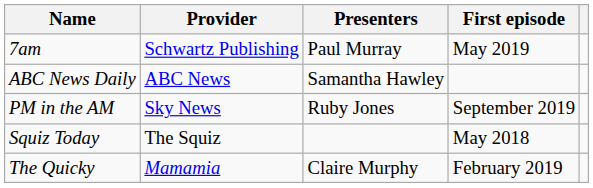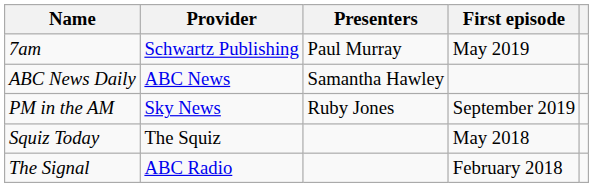- row: (52, 167)
+ row: (49, 167)
